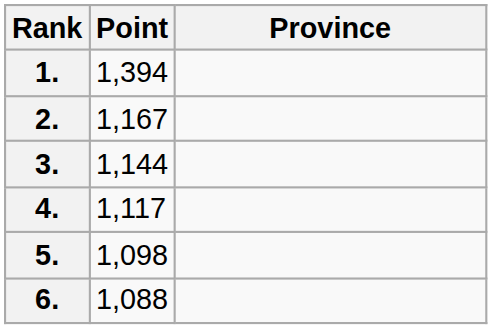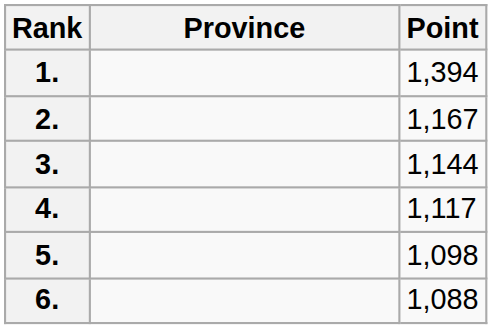columns swapped: (330, 27) <-> (132, 27)
